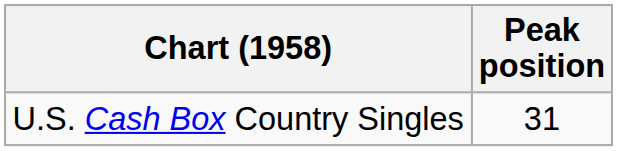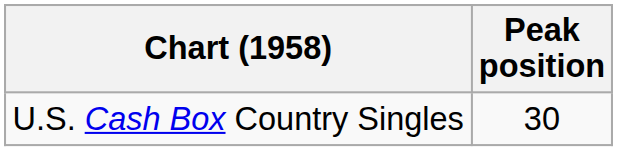(542, 118) 31 -> (542, 118) 30
